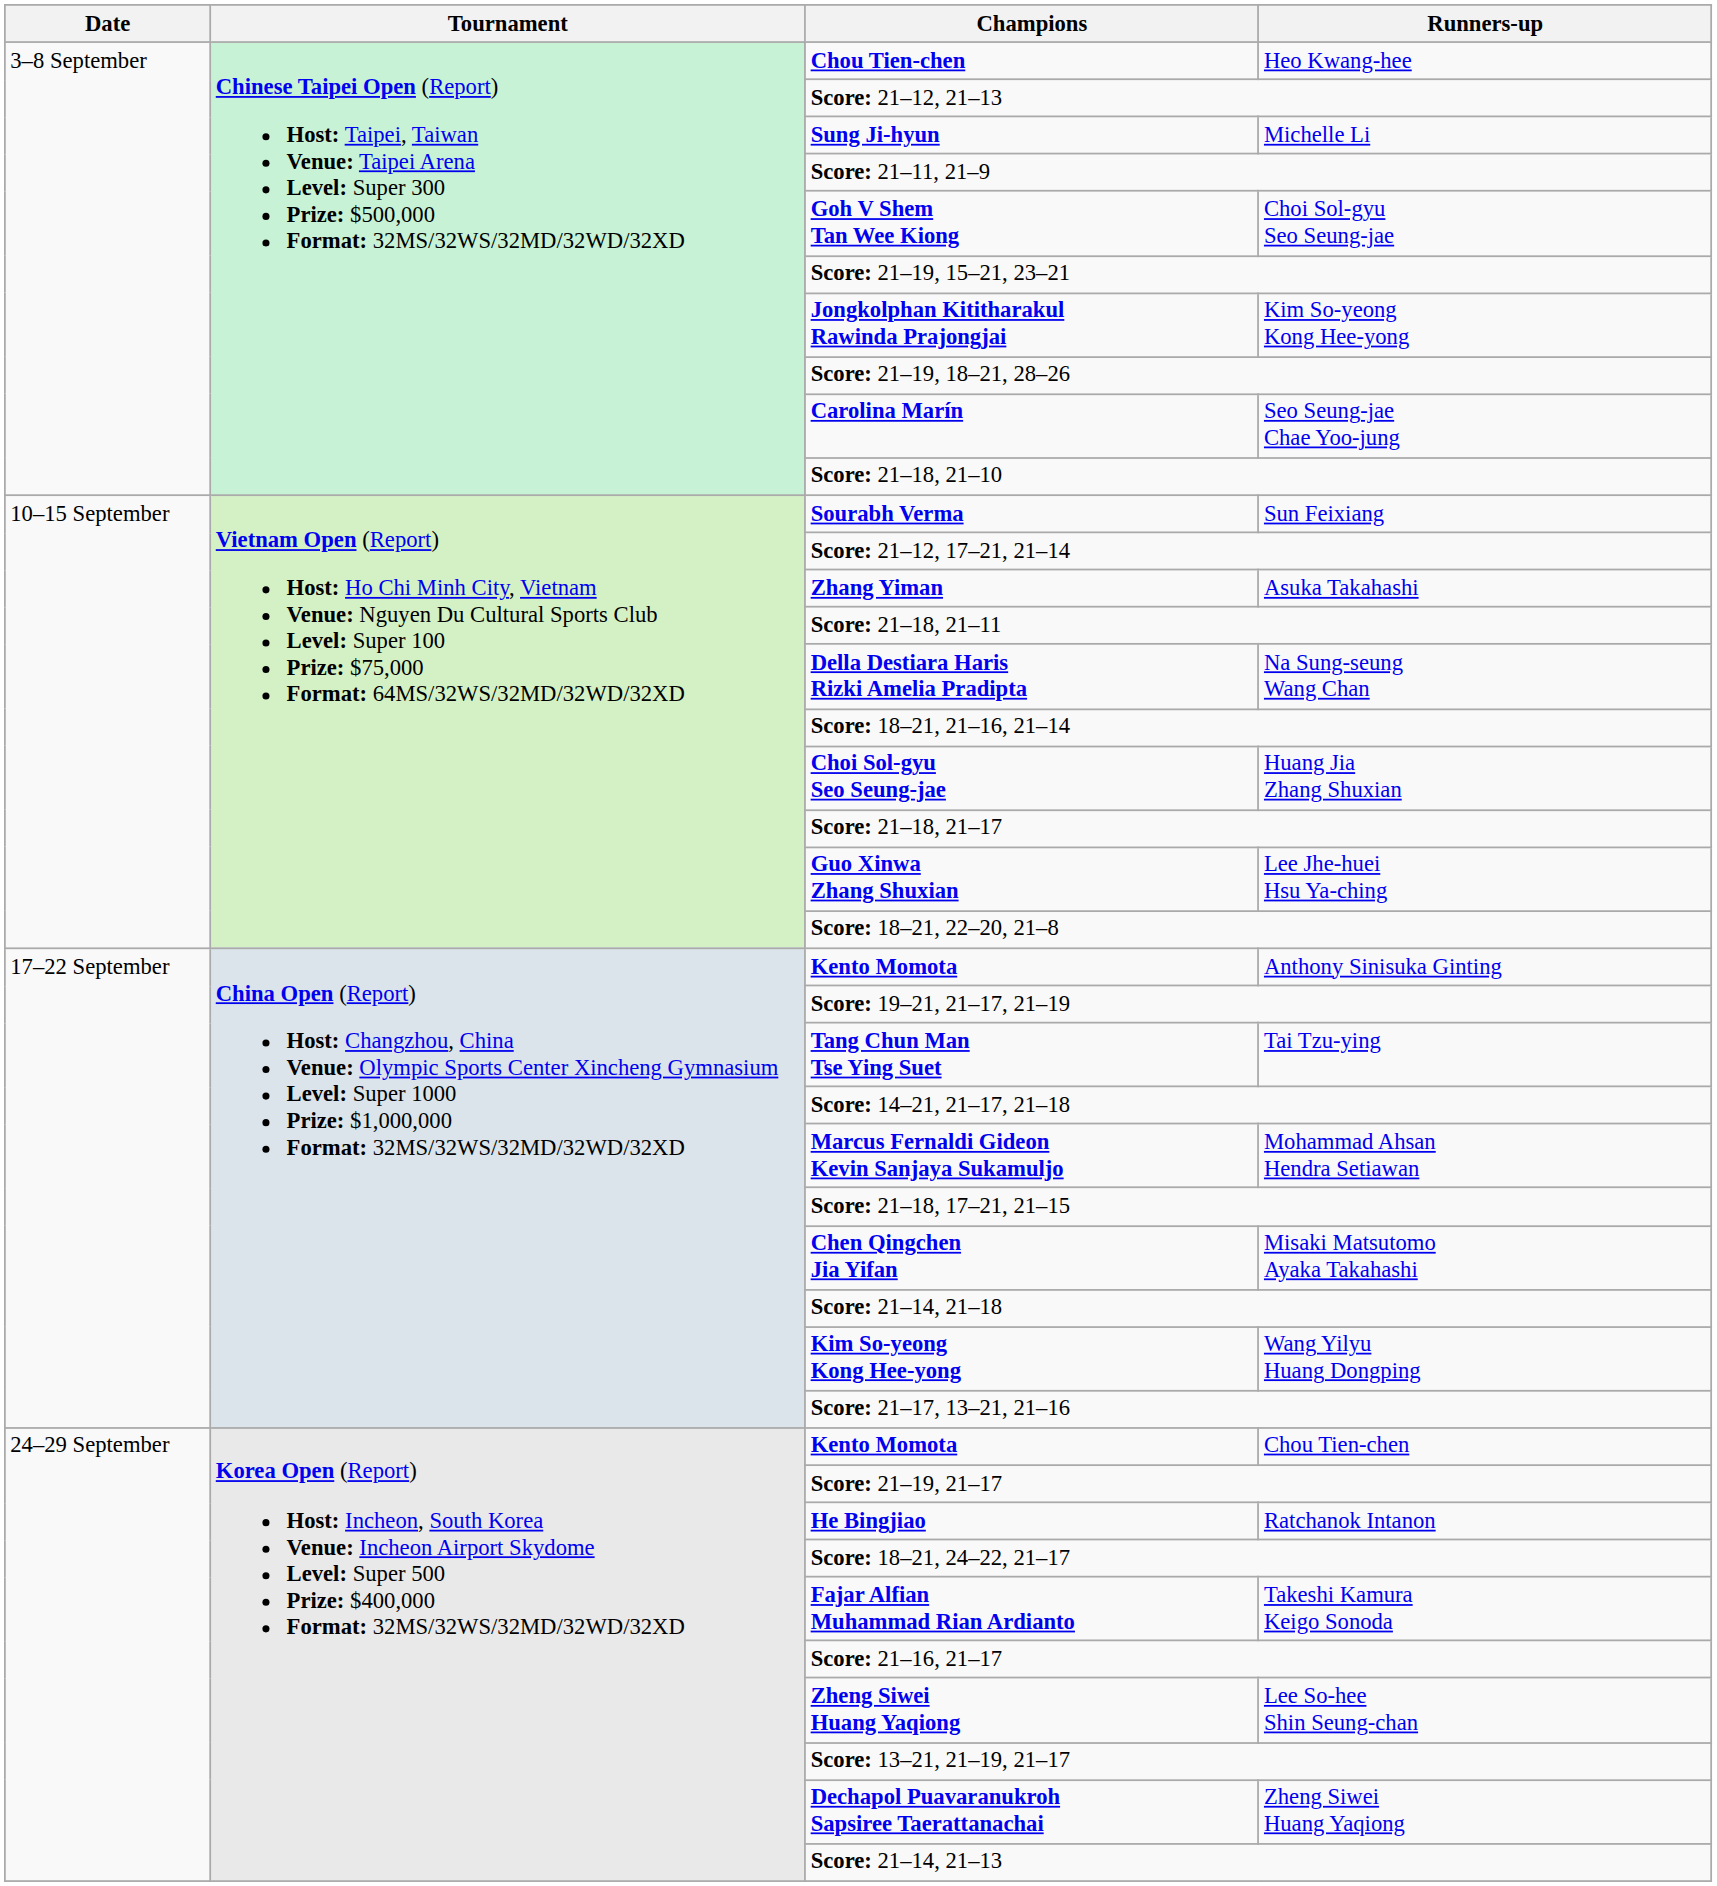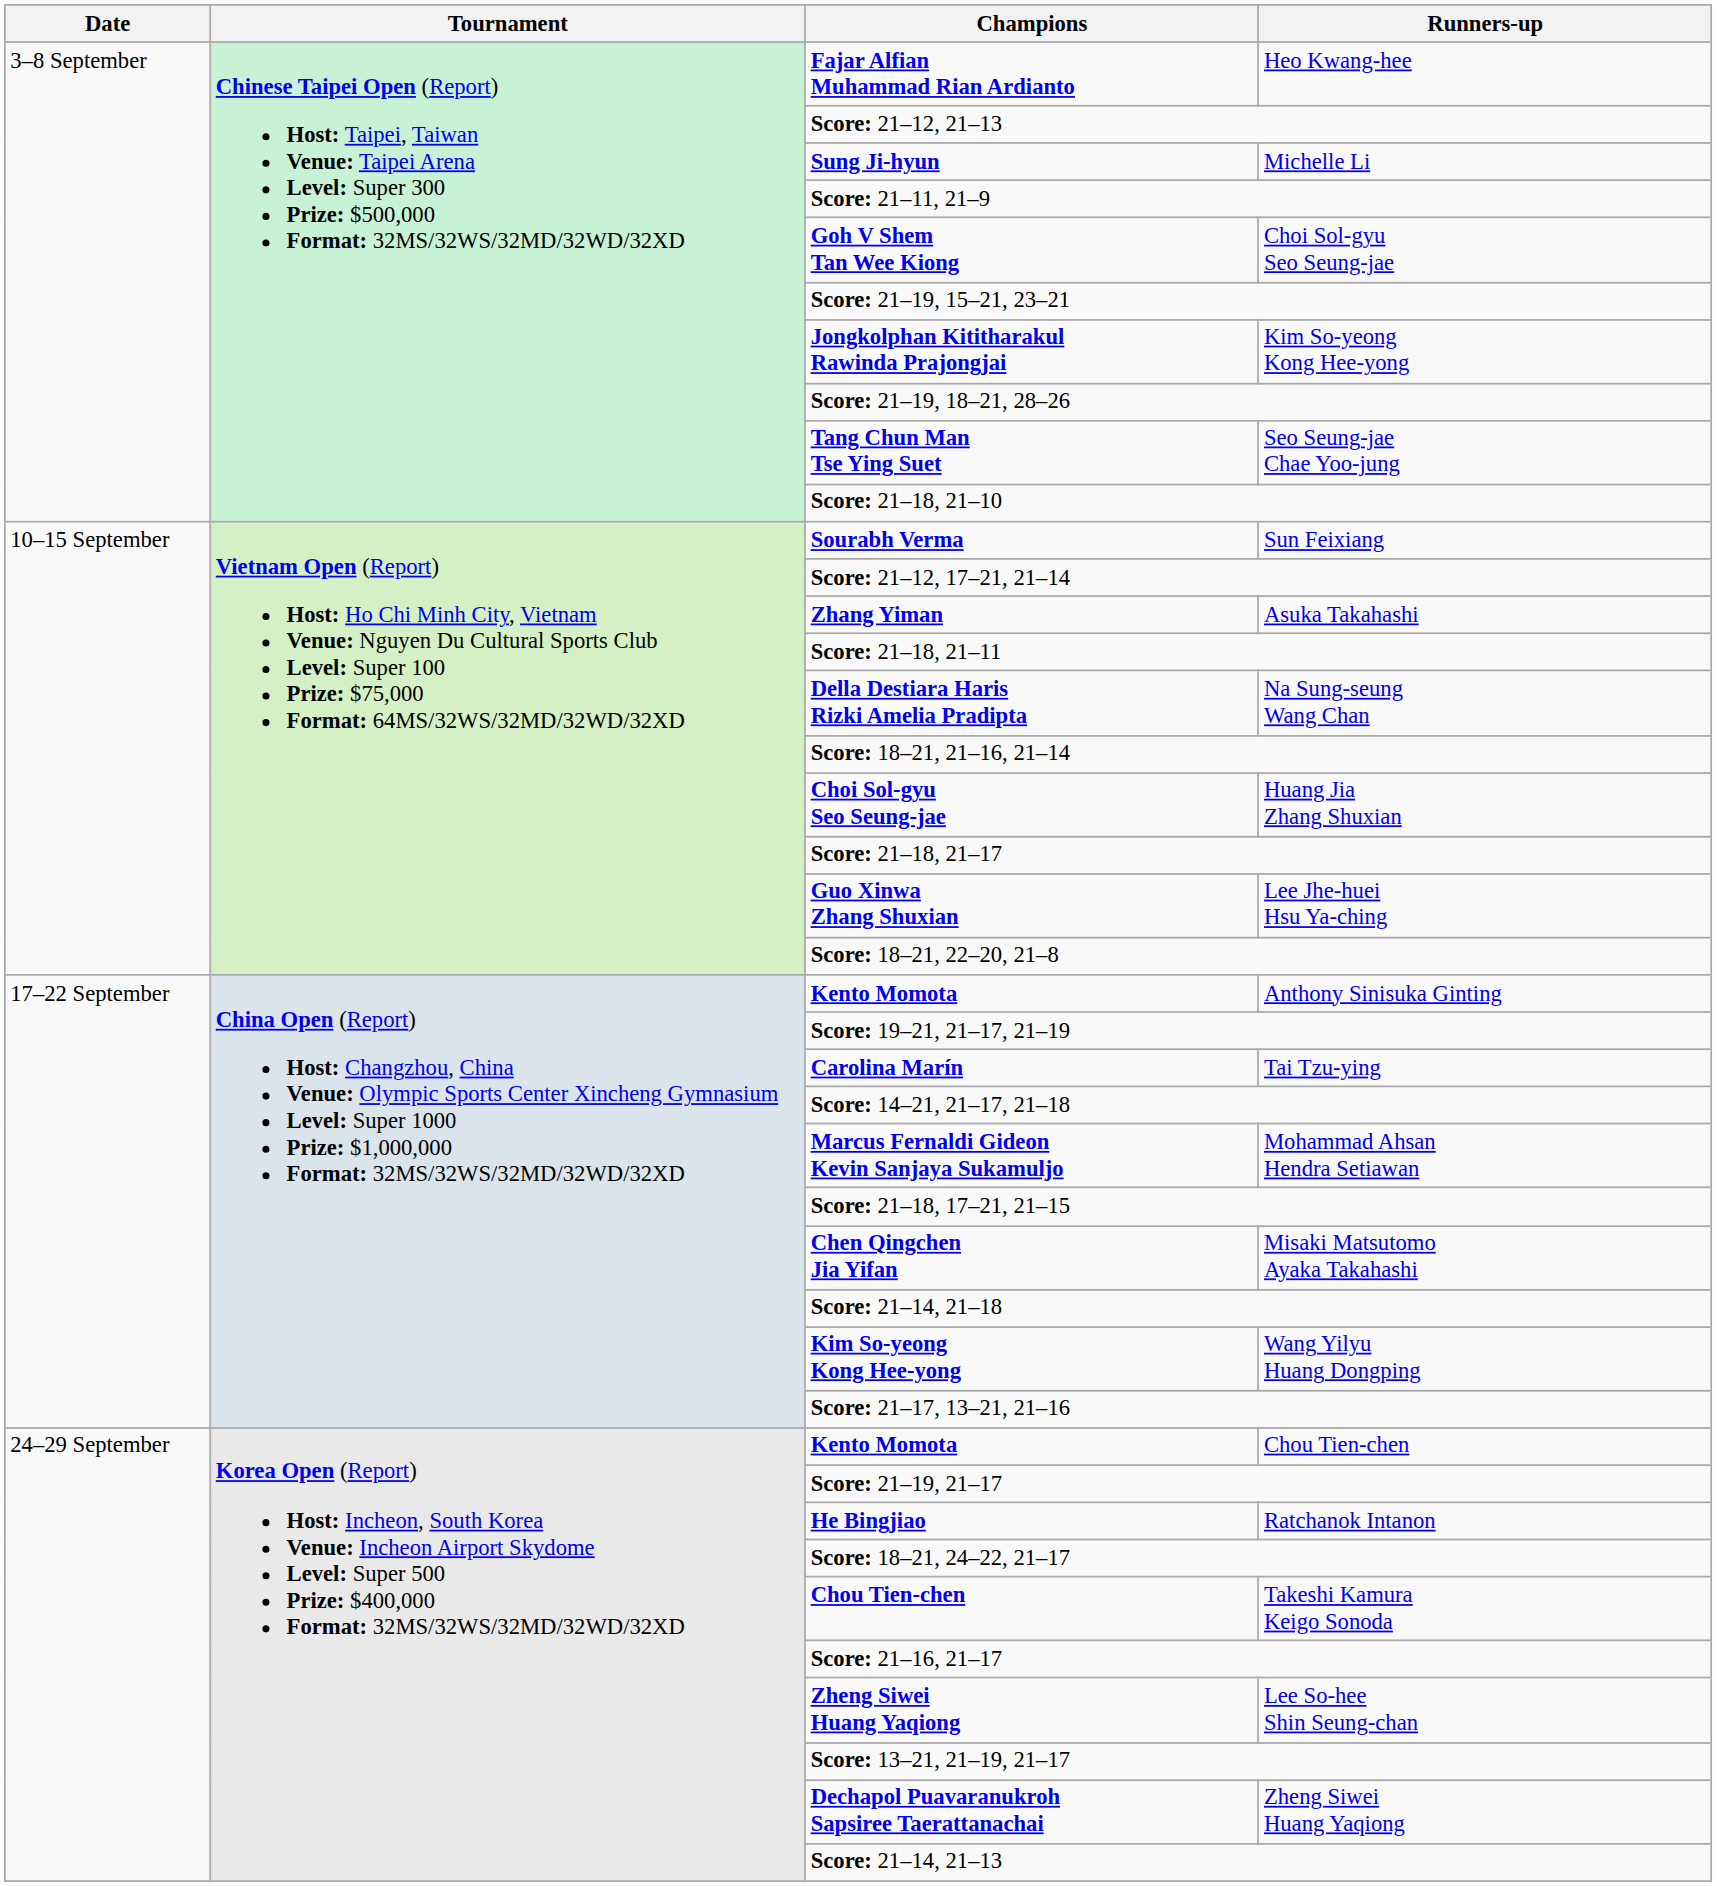(888, 60) Chou Tien-chen -> (943, 73) Fajar Alfian Muhammad Rian Ardianto
(887, 412) Carolina Marín -> (890, 451) Tang Chun Man Tse Ying Suet
(890, 1054) Tang Chun Man Tse Ying Suet -> (887, 1067) Carolina Marín
(943, 1608) Fajar Alfian Muhammad Rian Ardianto -> (888, 1595) Chou Tien-chen
